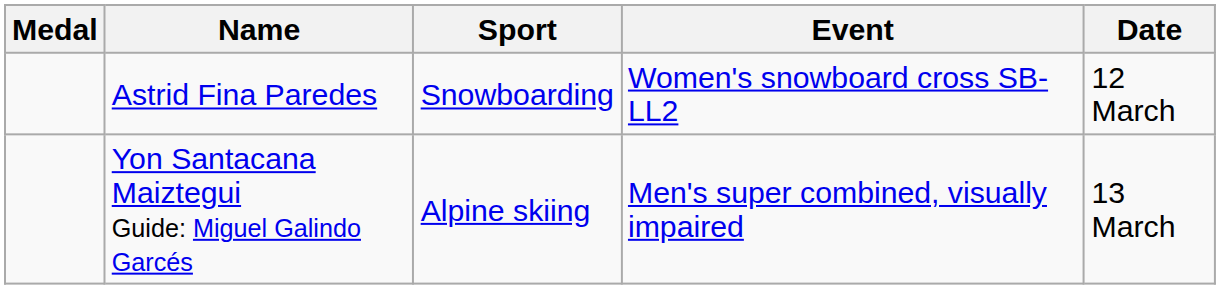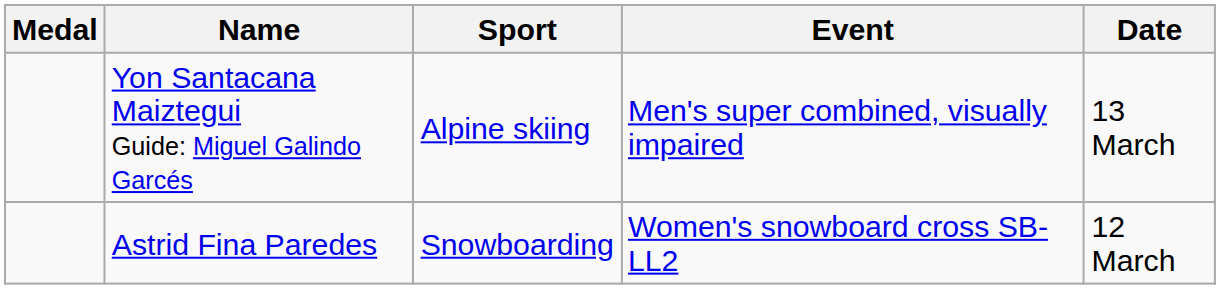rows swapped: (236, 209) <-> (244, 94)
